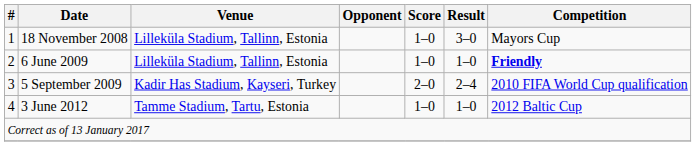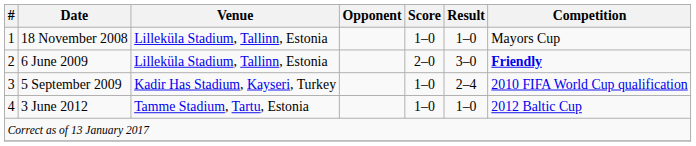(466, 38) 3–0 -> (466, 38) 1–0
(424, 61) 1–0 -> (424, 61) 2–0
(466, 61) 1–0 -> (466, 61) 3–0
(424, 84) 2–0 -> (424, 84) 1–0
